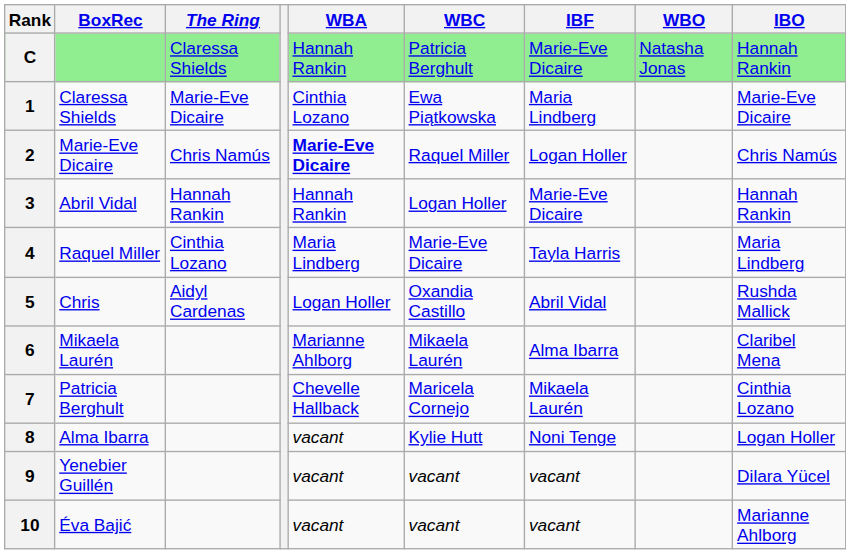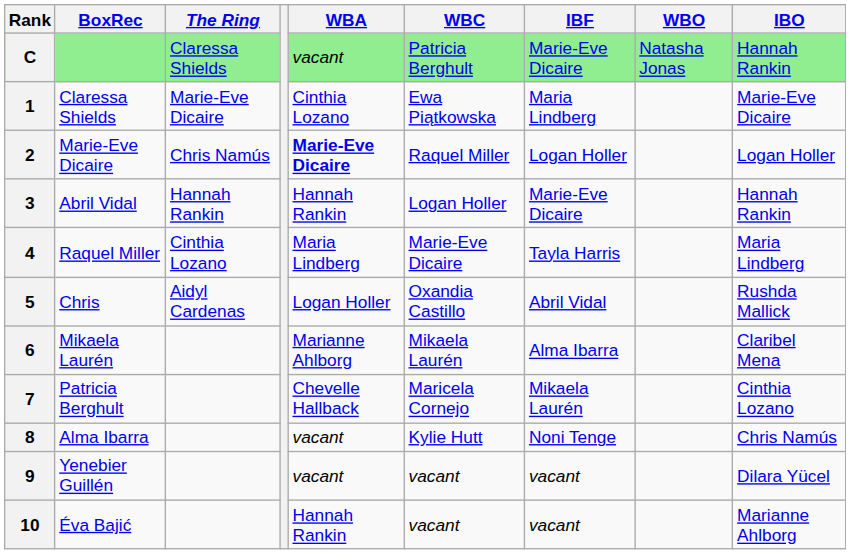(323, 57) Hannah Rankin -> (318, 57) vacant
(787, 155) Chris Namús -> (786, 155) Logan Holler
(786, 437) Logan Holler -> (787, 437) Chris Namús
(318, 524) vacant -> (323, 524) Hannah Rankin
